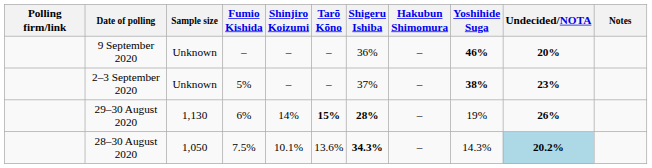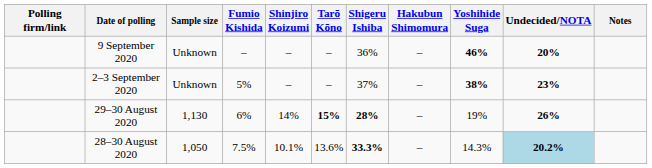(367, 148) 34.3% -> (367, 148) 33.3%
